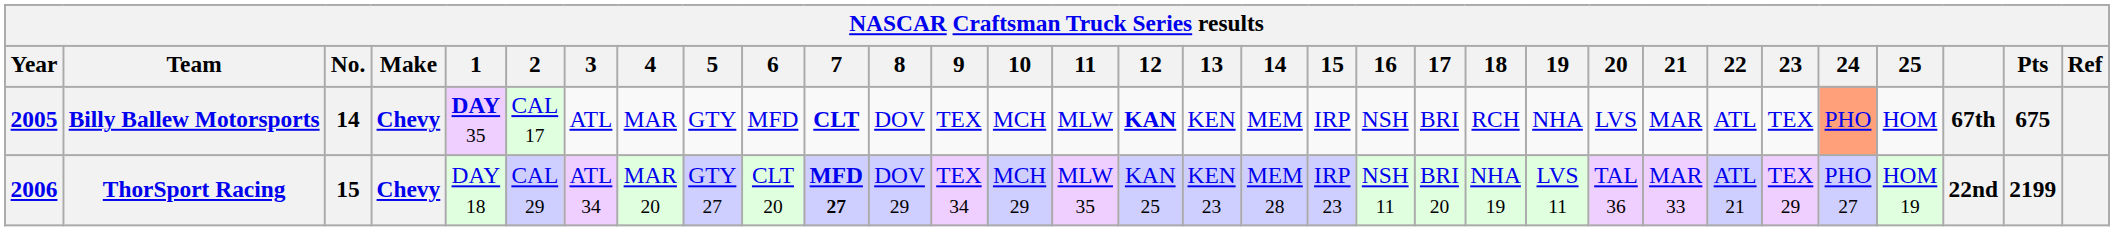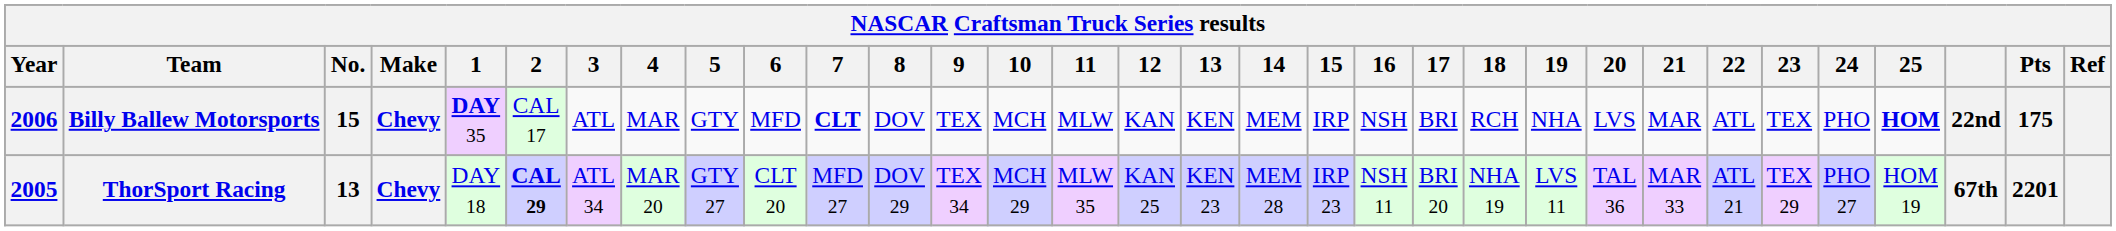(34, 120) 2005 -> (34, 120) 2006
(348, 120) 14 -> (348, 120) 15
(1150, 120) bold -> (1150, 120) normal
(1848, 120) lightsalmon background -> (1847, 120) no background
(1910, 120) normal -> (1911, 120) bold
(1973, 120) 67th -> (1976, 120) 22nd
(2033, 120) 675 -> (2035, 120) 175
(34, 190) 2006 -> (34, 190) 2005
(348, 190) 15 -> (348, 190) 13
(535, 189) normal -> (536, 190) bold
(836, 190) bold -> (838, 189) normal
(1973, 190) 22nd -> (1976, 190) 67th
(2033, 190) 2199 -> (2035, 190) 2201
